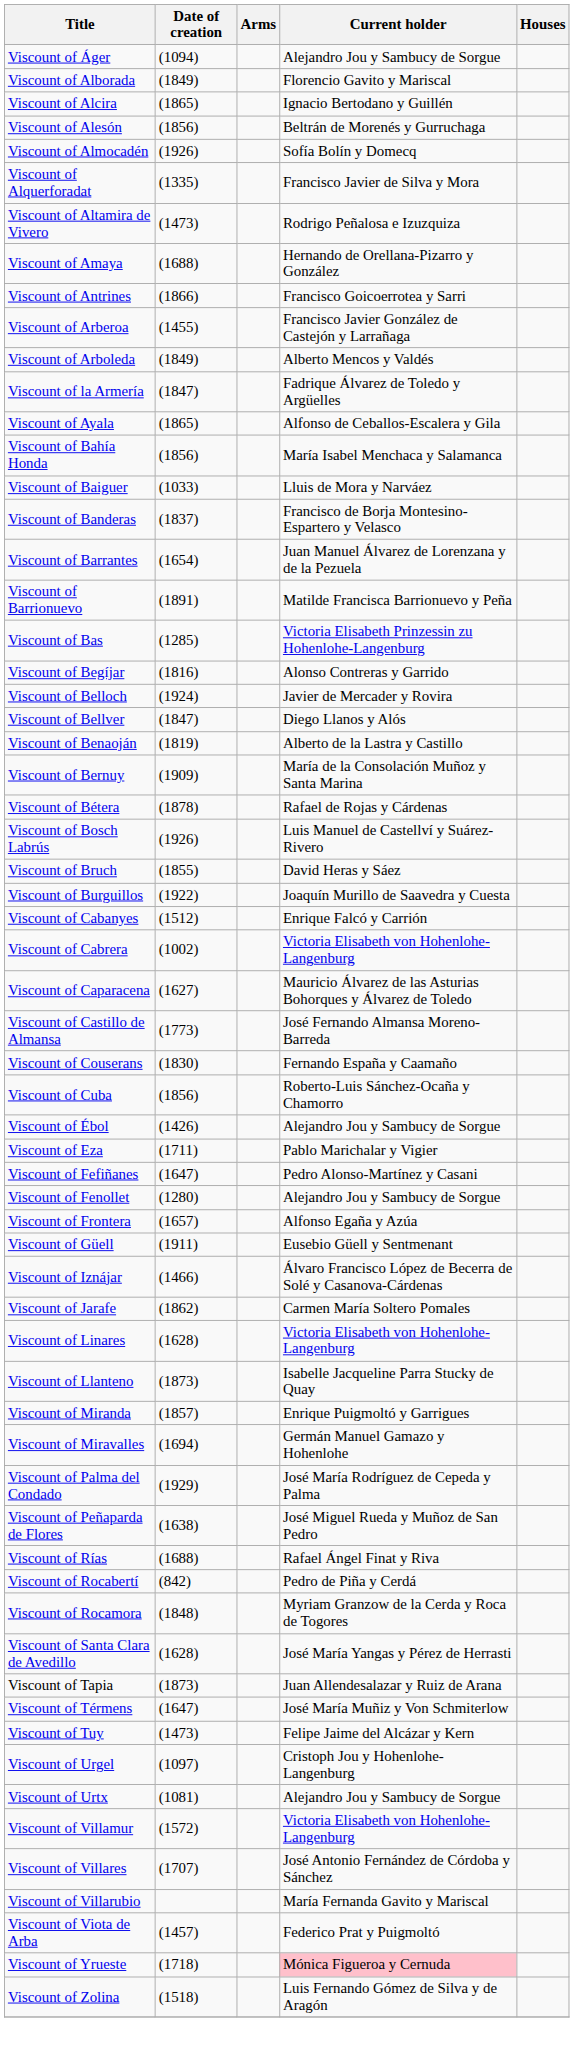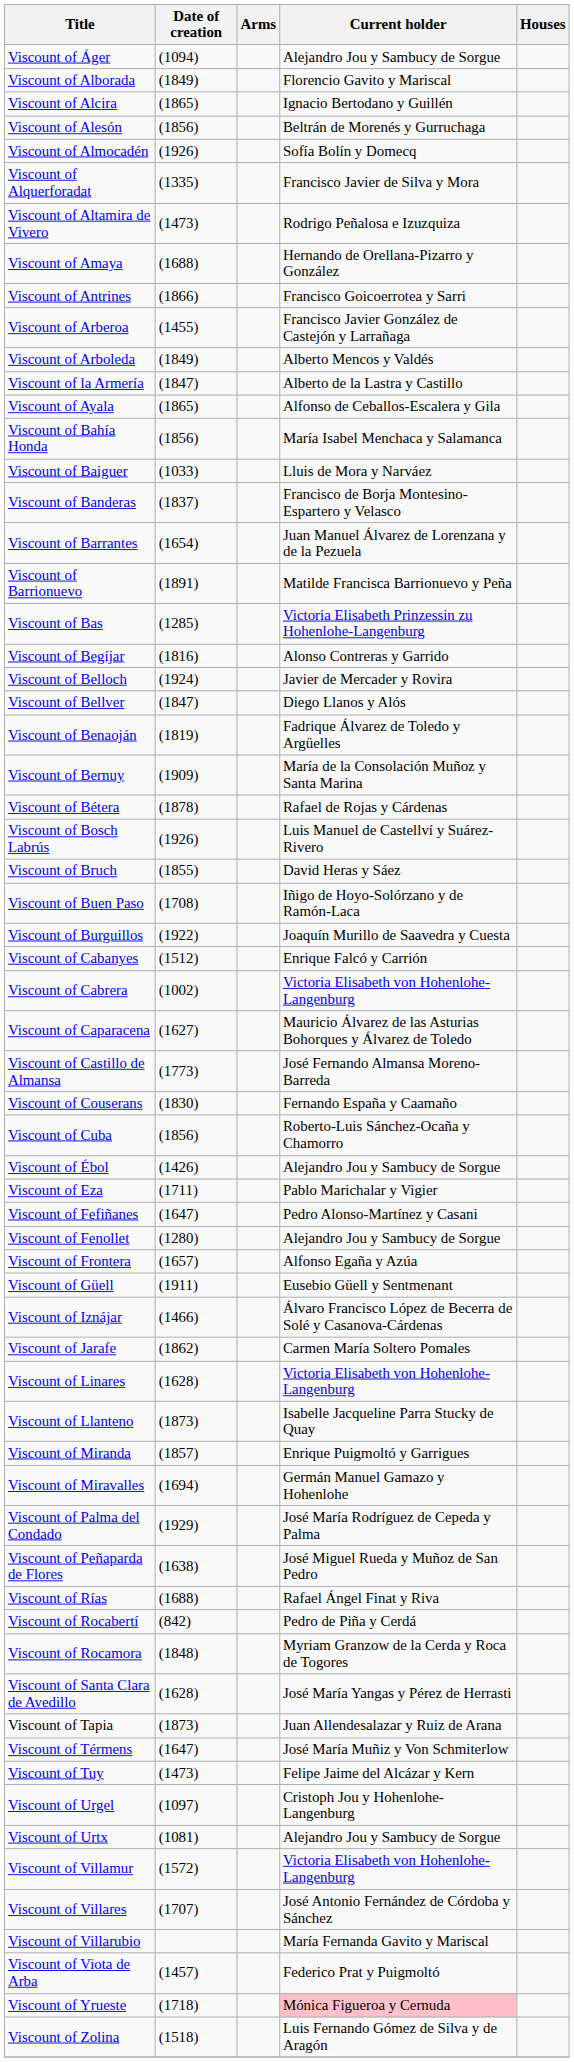(372, 391) Fadrique Álvarez de Toledo y Argüelles -> (373, 383) Alberto de la Lastra y Castillo
(373, 743) Alberto de la Lastra y Castillo -> (372, 734) Fadrique Álvarez de Toledo y Argüelles
+ row: (76, 903)
